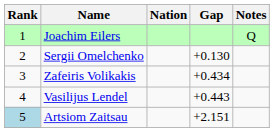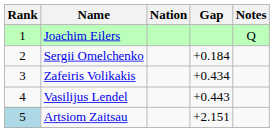(211, 55) +0.130 -> (211, 55) +0.184
